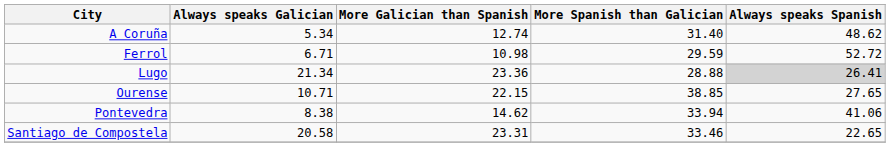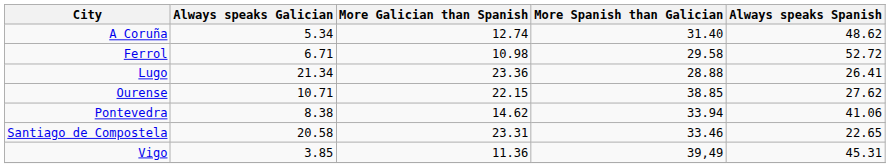(705, 54) 29.59 -> (705, 54) 29.58
(864, 73) lightgrey background -> (864, 73) no background
(864, 93) 27.65 -> (864, 93) 27.62
+ row: (153, 152)
